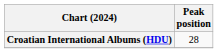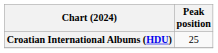(194, 39) 28 -> (194, 39) 25
